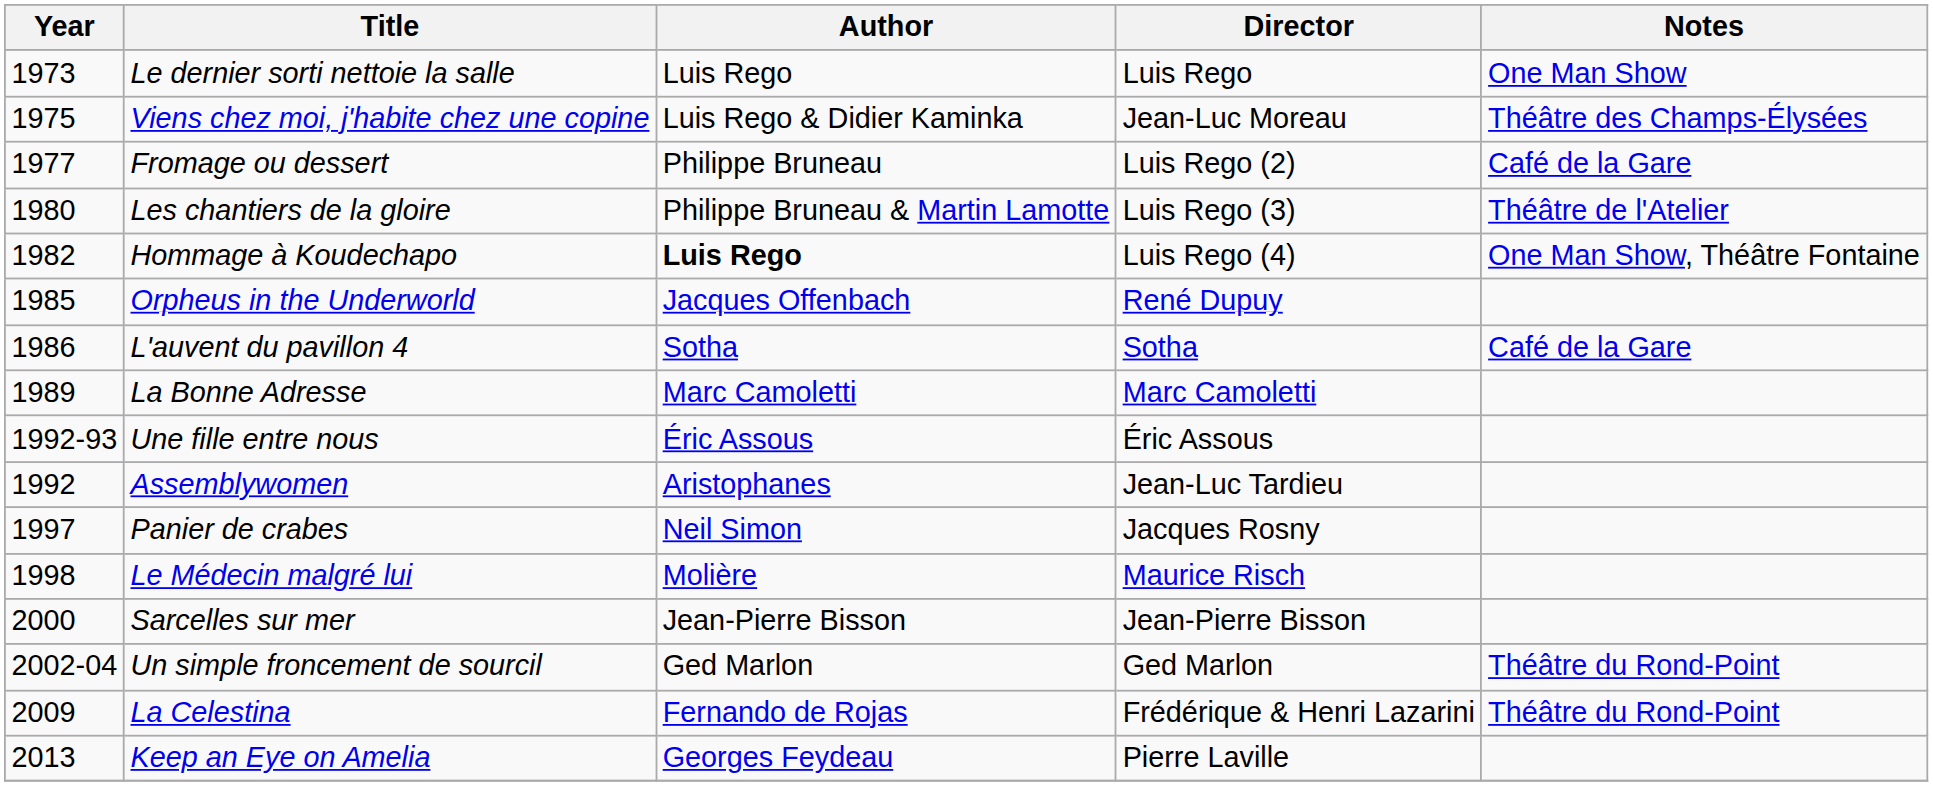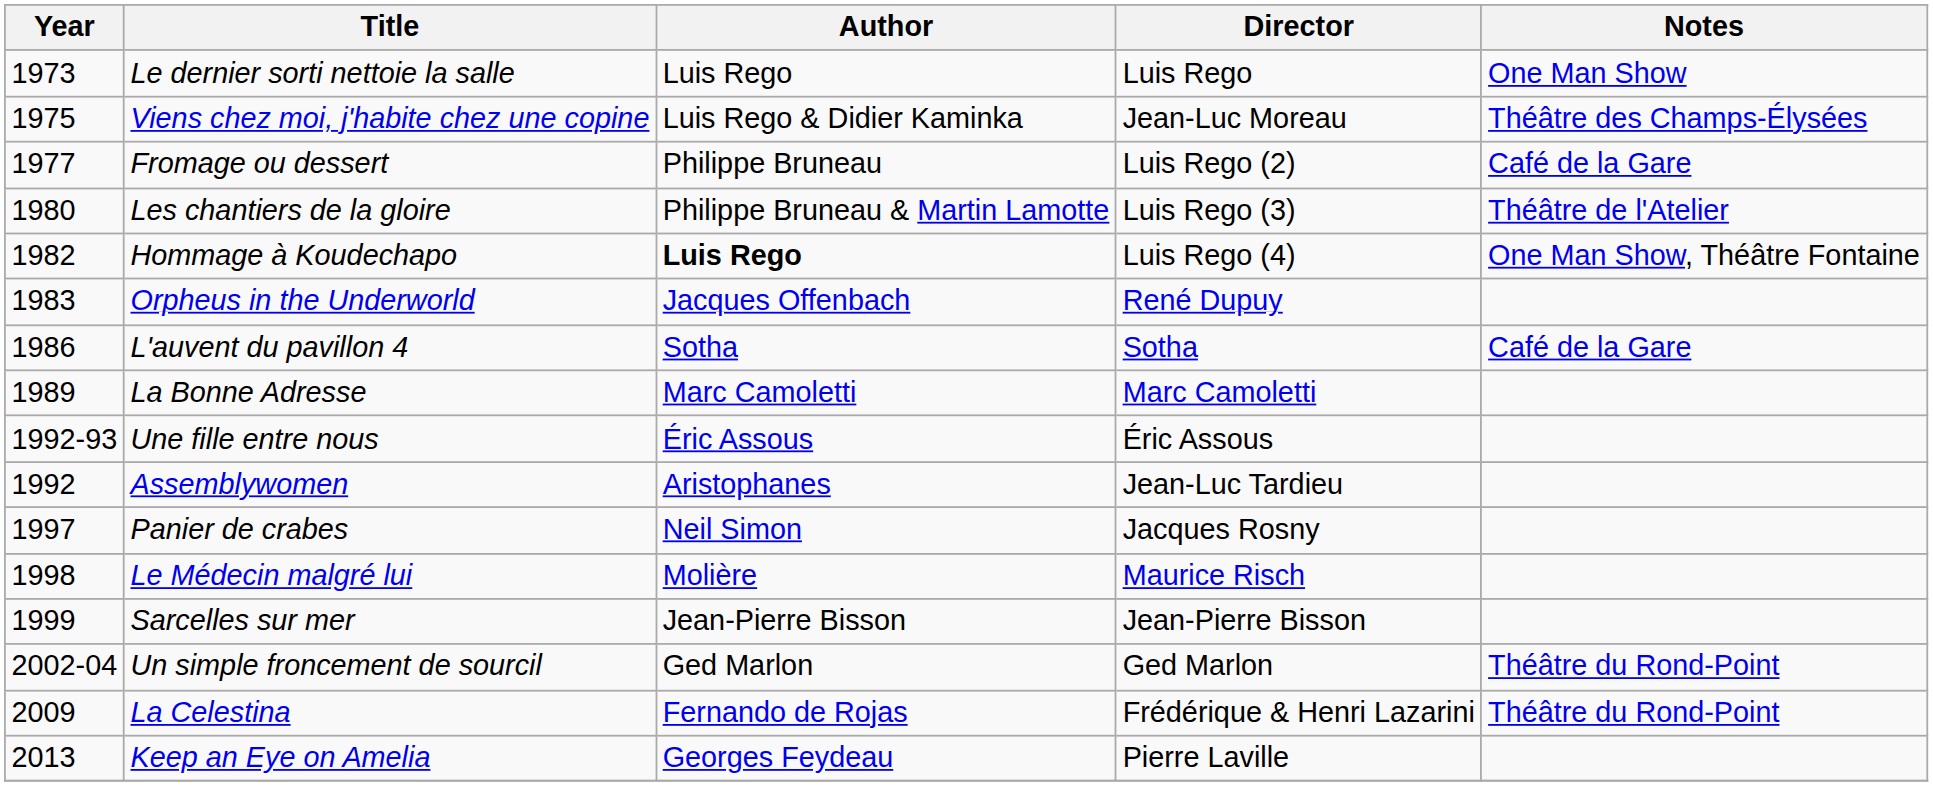(44, 301) 1985 -> (44, 301) 1983
(44, 621) 2000 -> (44, 621) 1999
